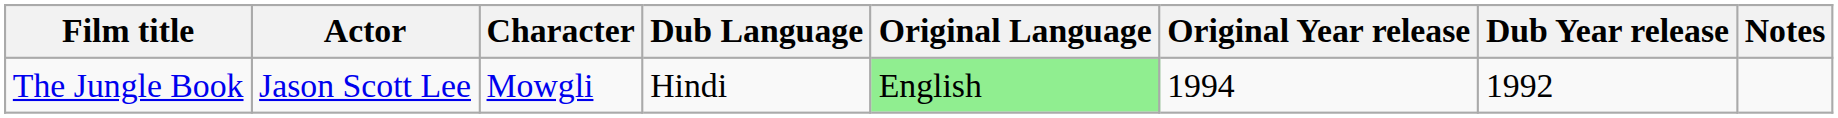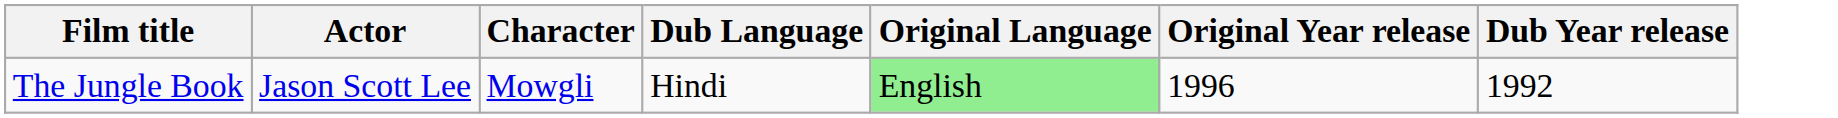- column: (1785, 31)
(1201, 84) 1994 -> (1201, 84) 1996
